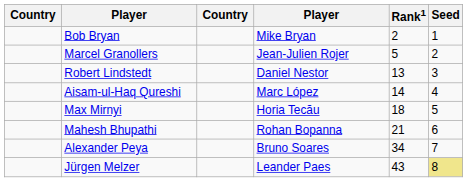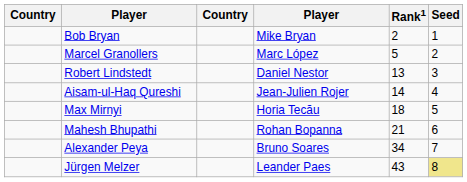(303, 54) Jean-Julien Rojer -> (288, 54) Marc López
(288, 92) Marc López -> (303, 92) Jean-Julien Rojer
